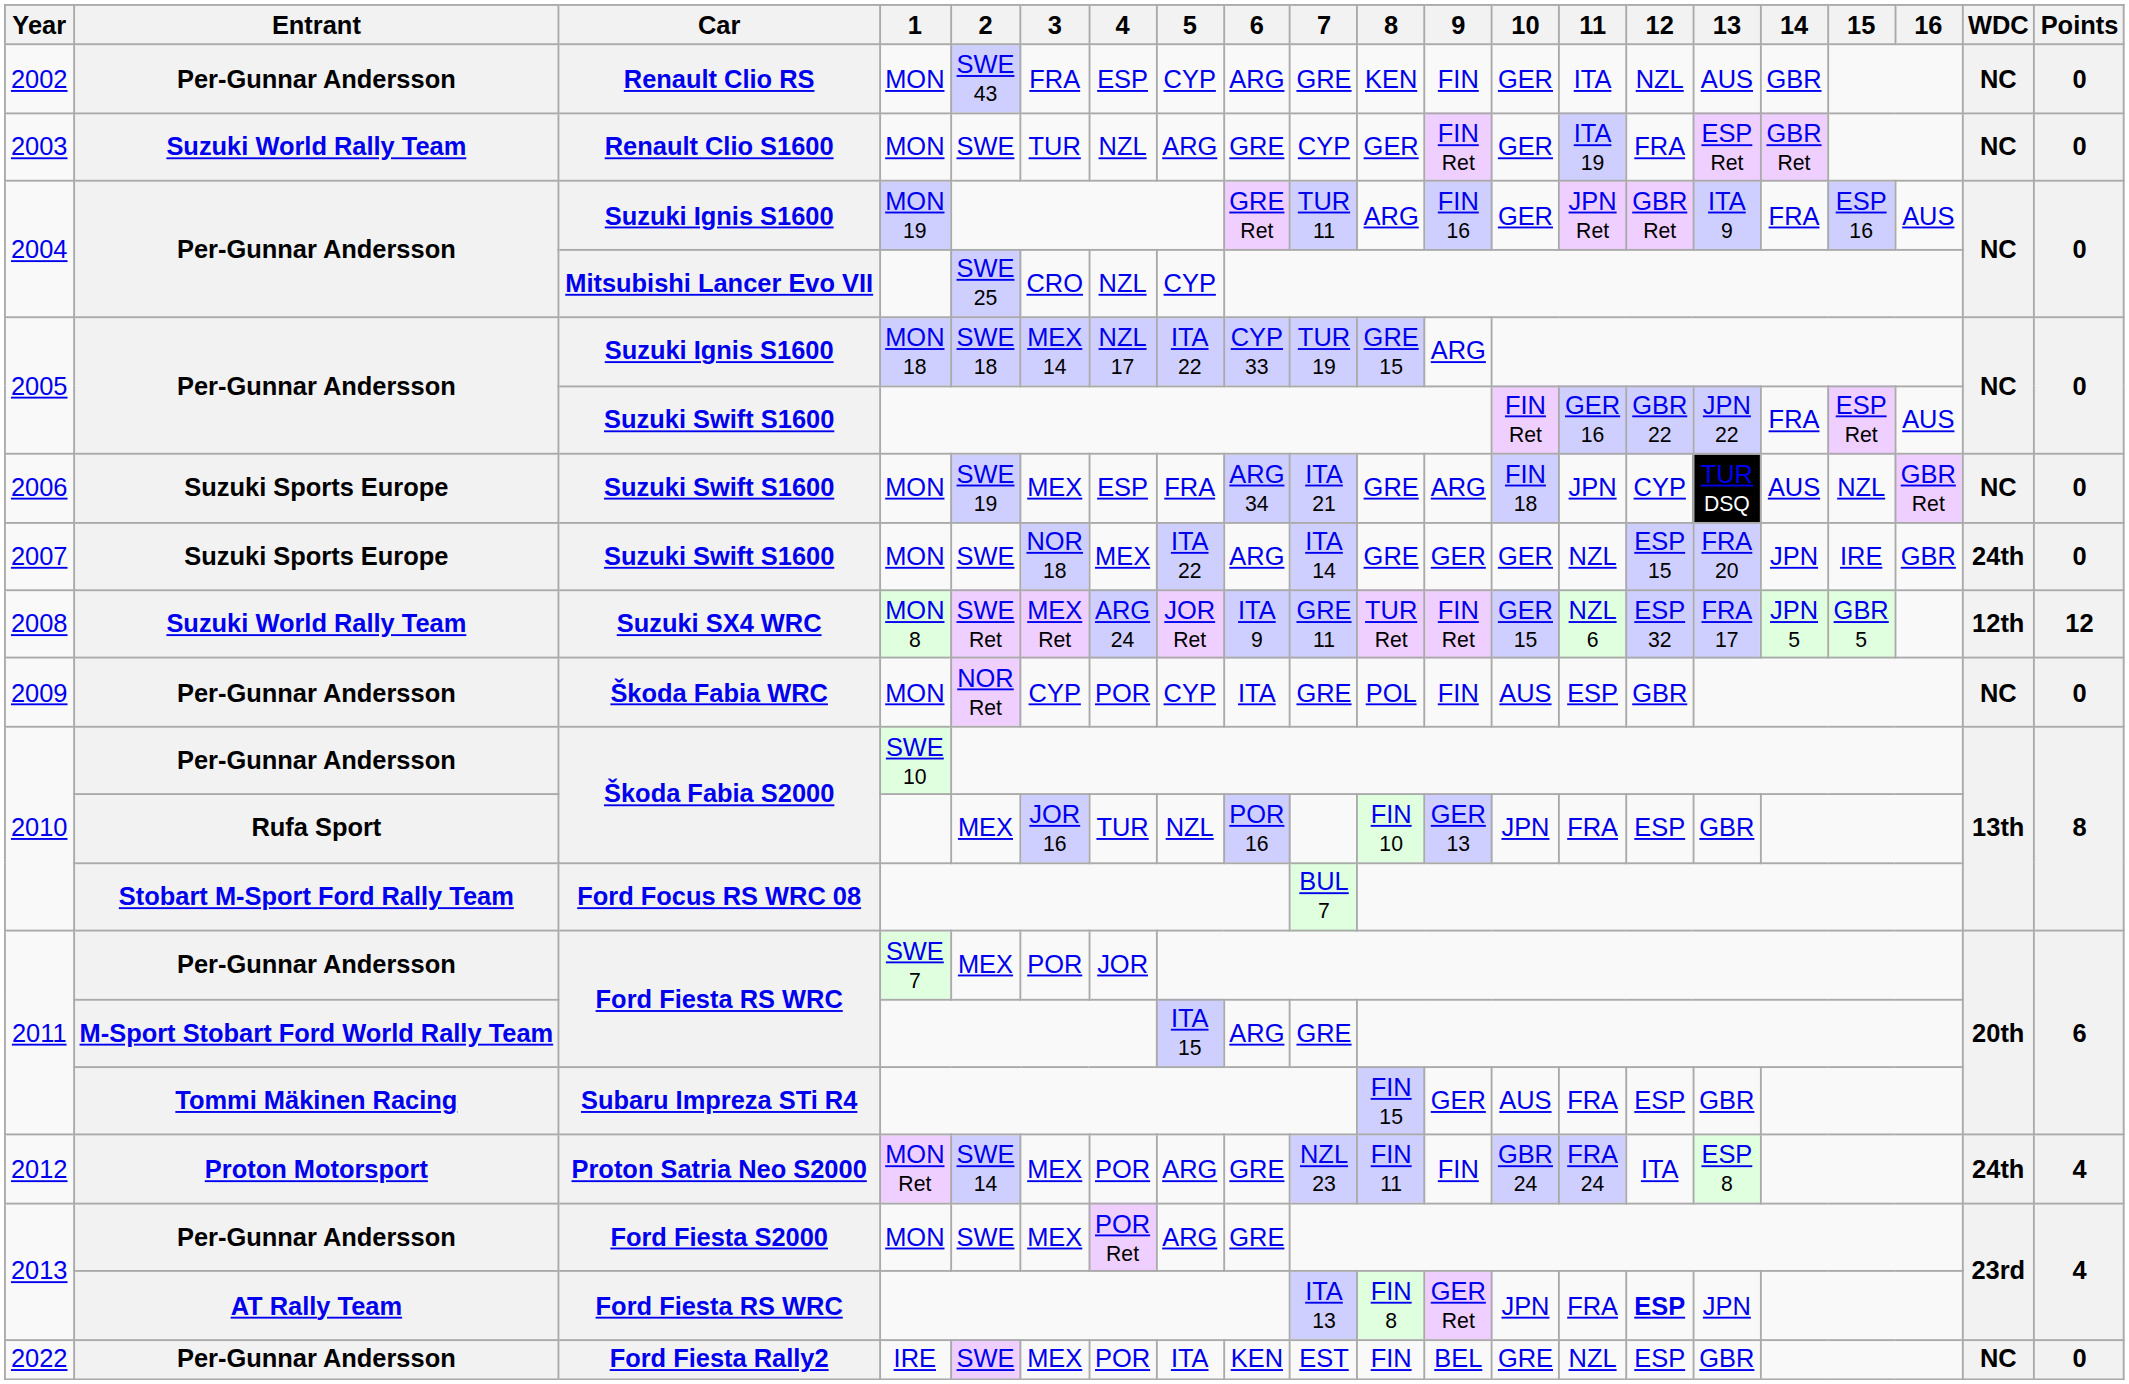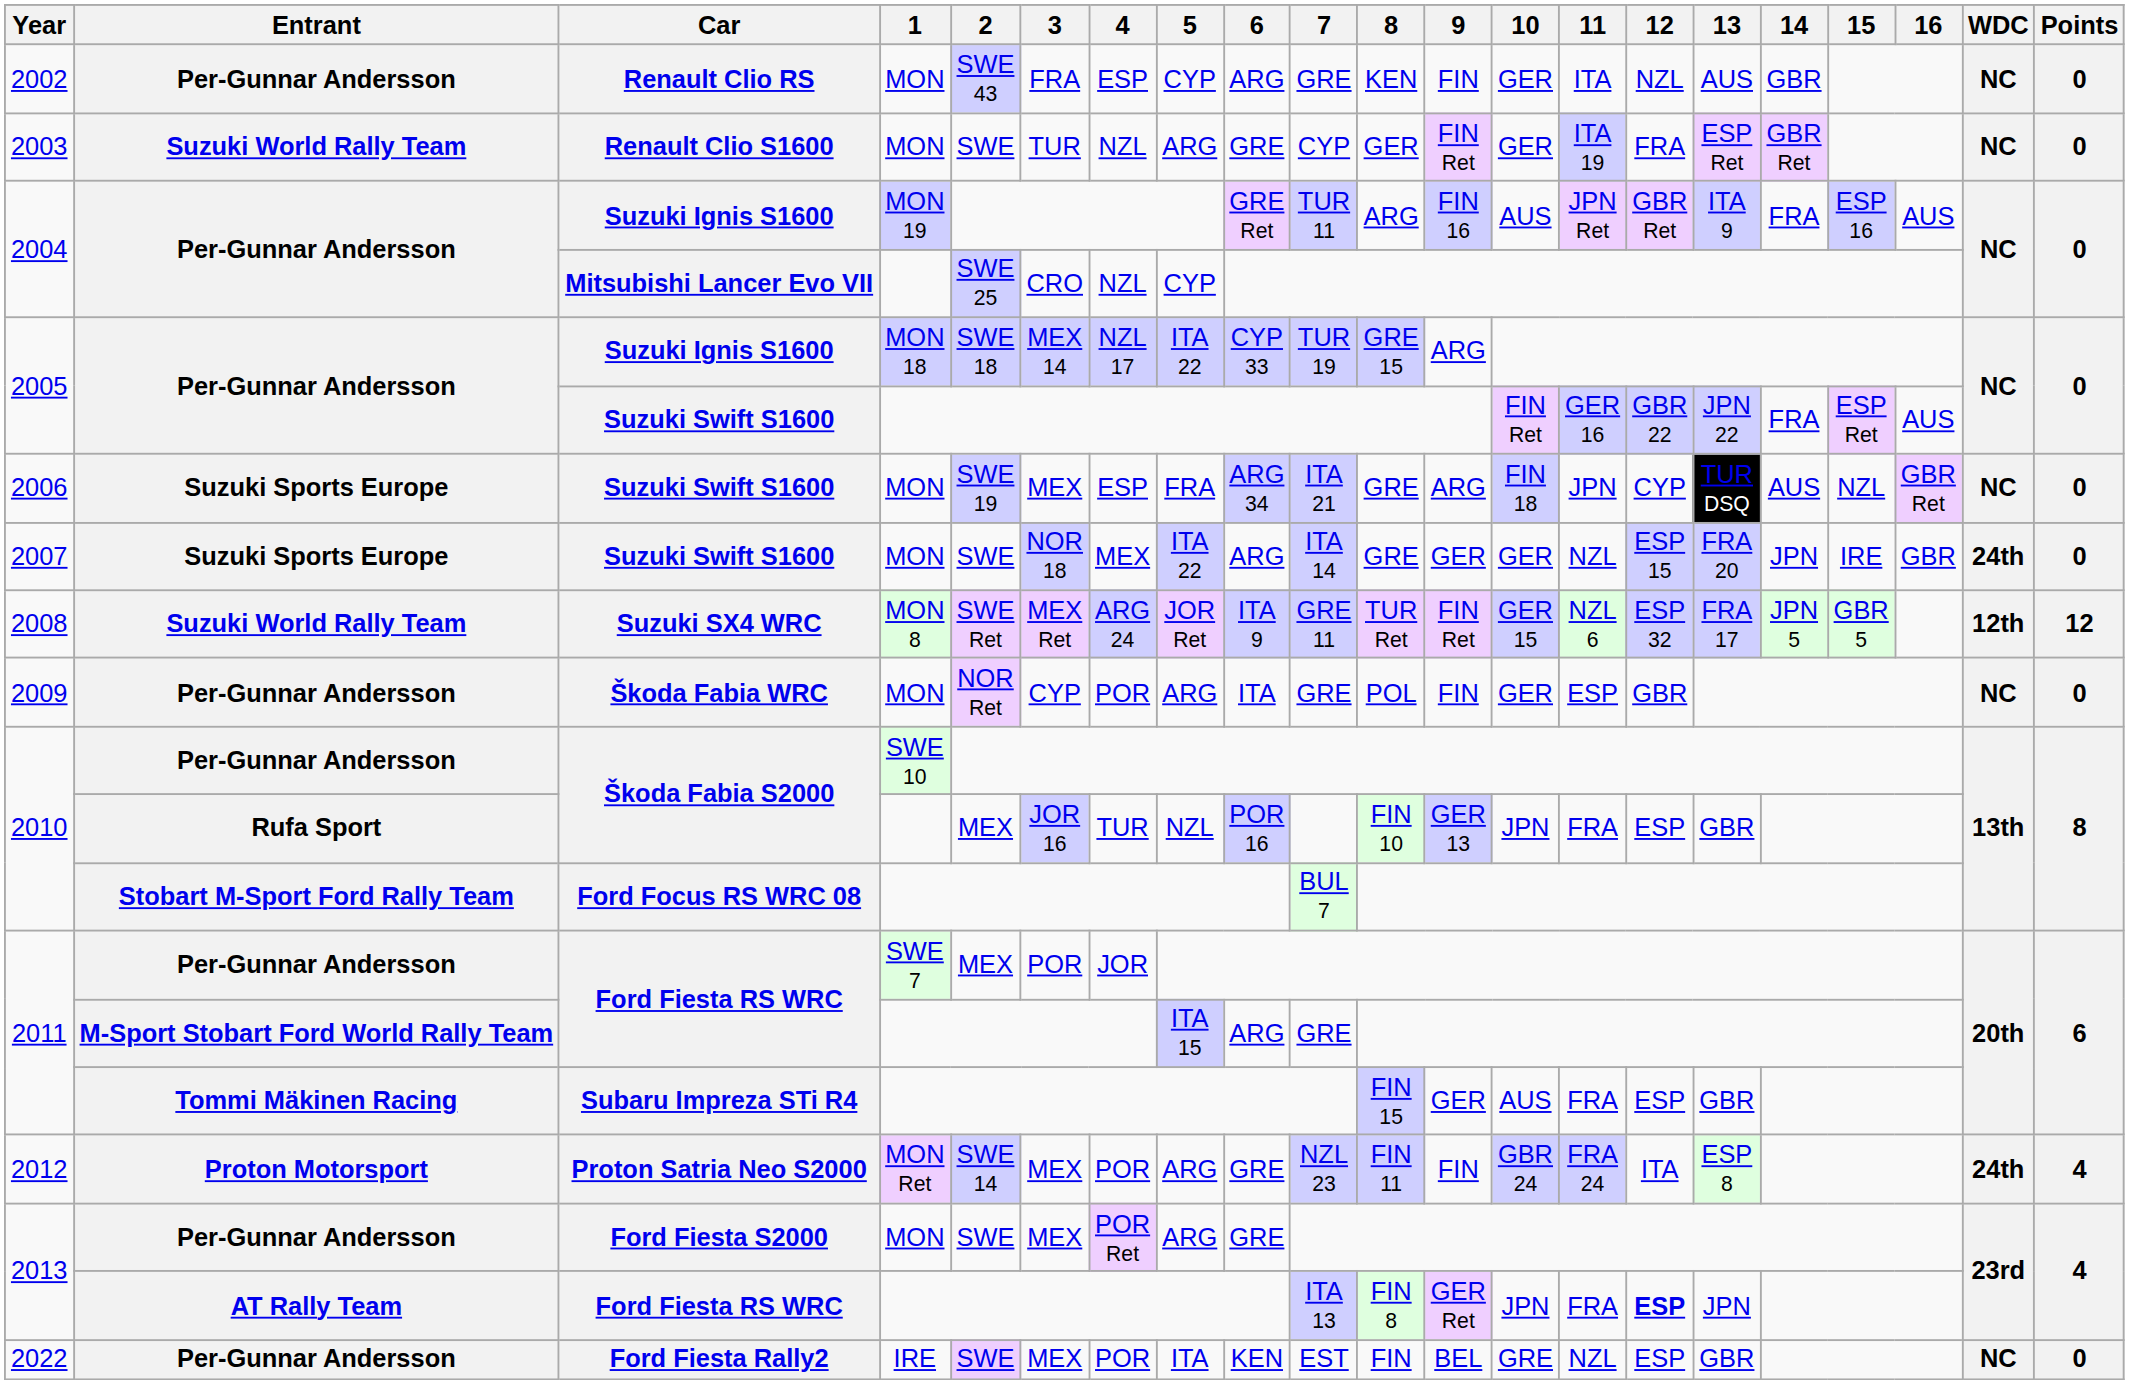(1525, 215) GER -> (1525, 215) AUS
(1190, 692) CYP -> (1190, 692) ARG
(1525, 692) AUS -> (1525, 692) GER
